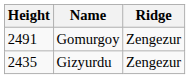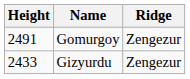(22, 62) 2435 -> (22, 62) 2433
